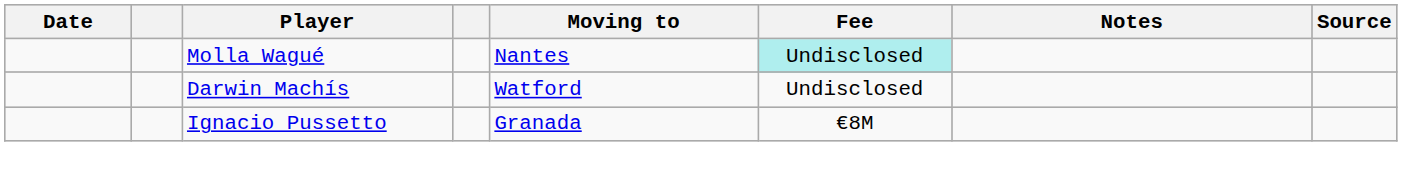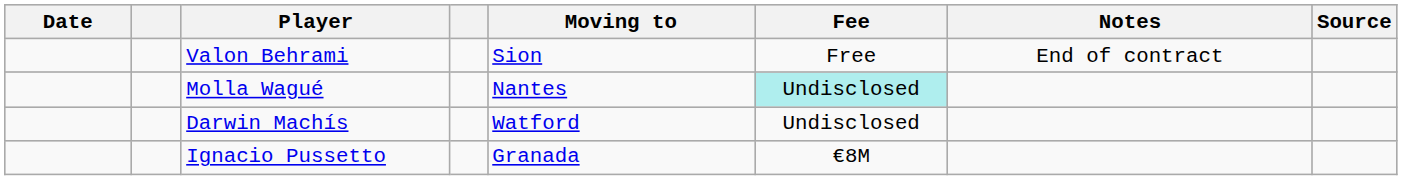+ row: (267, 56)
